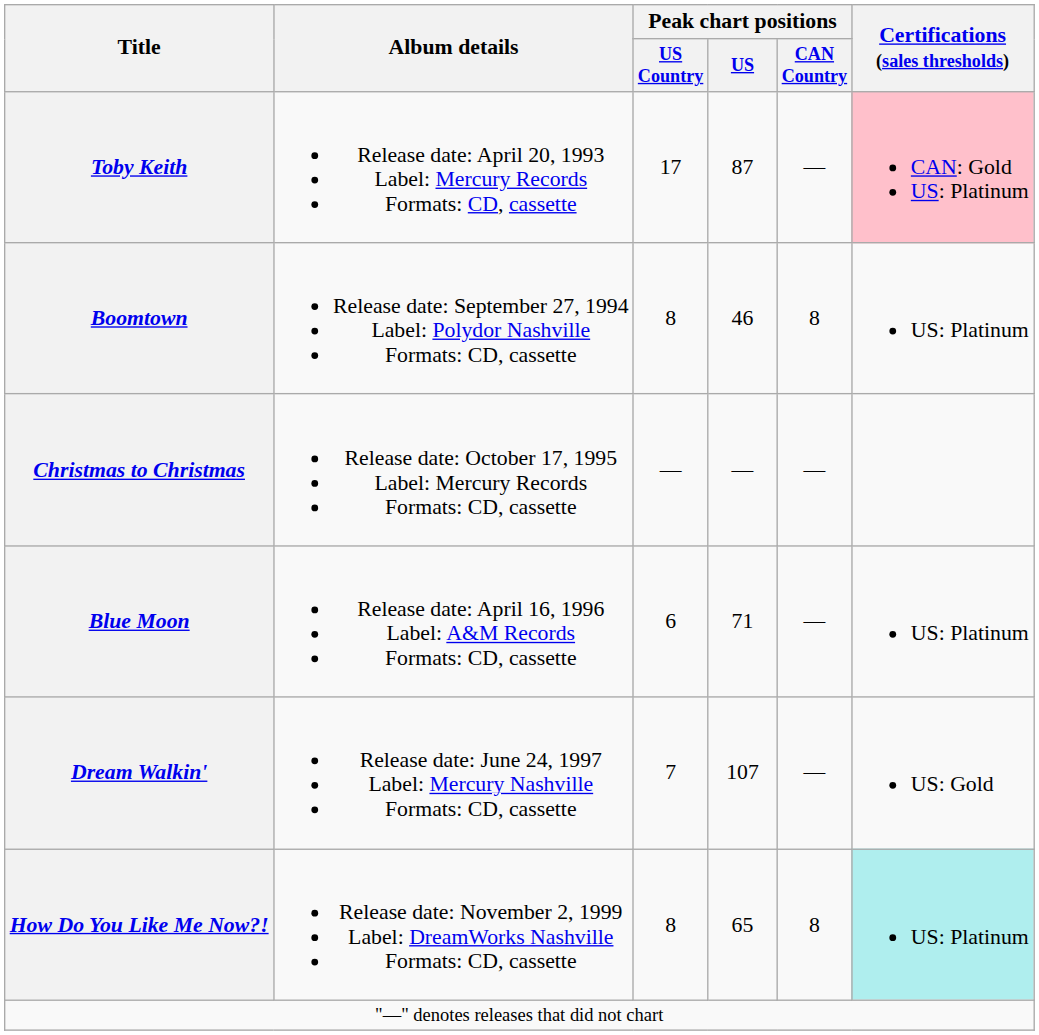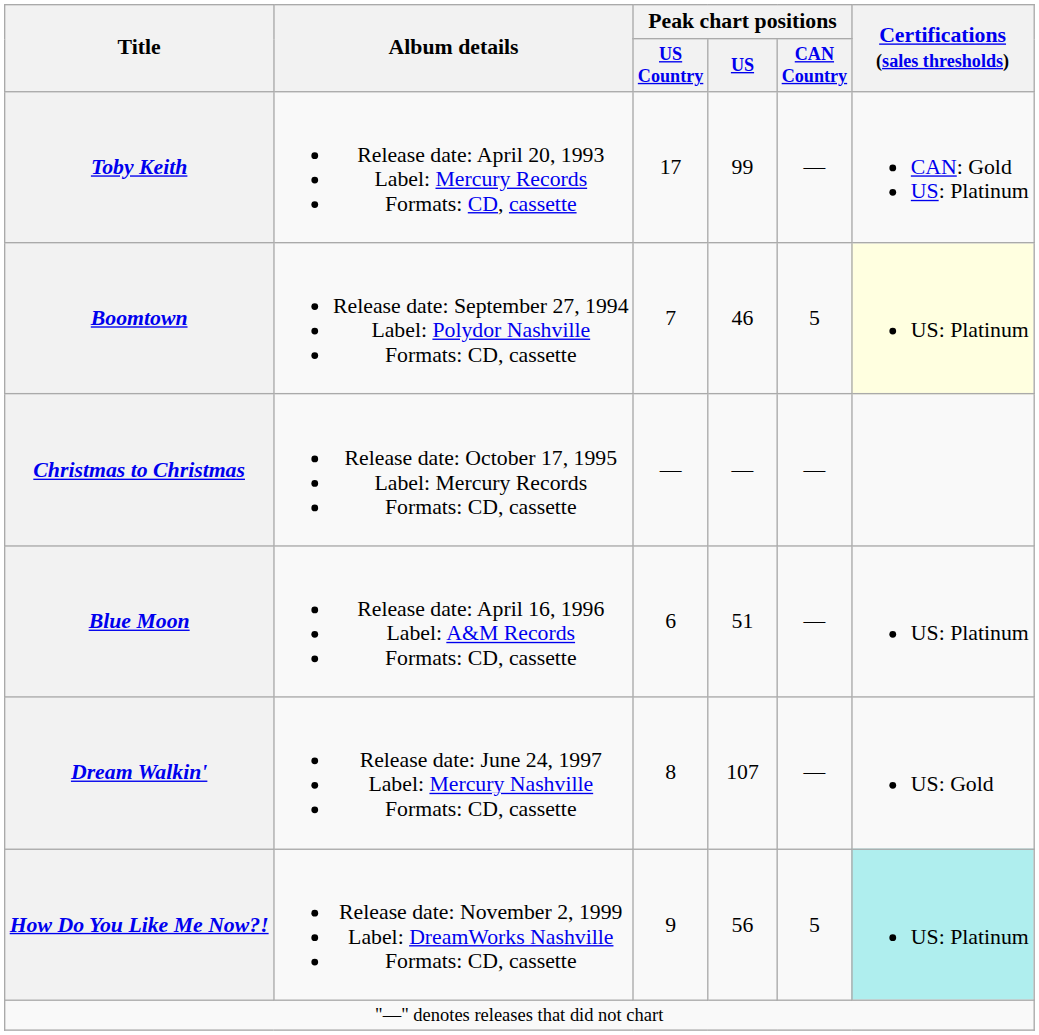(743, 166) 87 -> (743, 166) 99
(943, 179) pink background -> (943, 179) no background
(671, 318) 8 -> (671, 318) 7
(814, 318) 8 -> (814, 318) 5
(943, 331) no background -> (943, 331) lightyellow background
(743, 621) 71 -> (743, 621) 51
(671, 772) 7 -> (671, 772) 8
(671, 924) 8 -> (671, 924) 9
(743, 924) 65 -> (743, 924) 56
(814, 924) 8 -> (814, 924) 5
